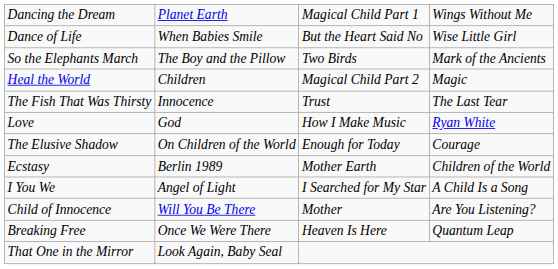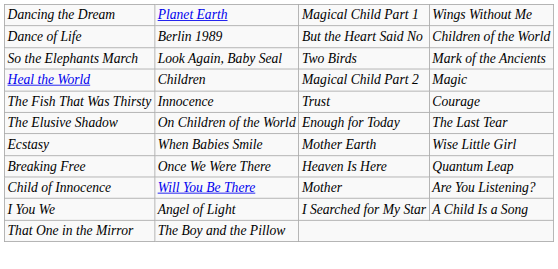(210, 36) When Babies Smile -> (190, 36) Berlin 1989
(474, 36) Wise Little Girl -> (491, 36) Children of the World
(222, 58) The Boy and the Pillow -> (220, 58) Look Again, Baby Seal
(470, 101) The Last Tear -> (456, 101) Courage
- row: (21, 123)
(456, 144) Courage -> (470, 123) The Last Tear
(190, 166) Berlin 1989 -> (210, 144) When Babies Smile
(491, 166) Children of the World -> (474, 144) Wise Little Girl
rows swapped: (31, 187) <-> (47, 230)
(220, 252) Look Again, Baby Seal -> (222, 230) The Boy and the Pillow
